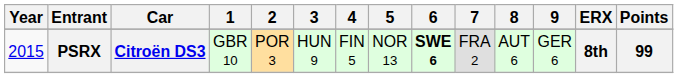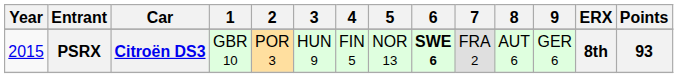(644, 51) 99 -> (644, 51) 93
